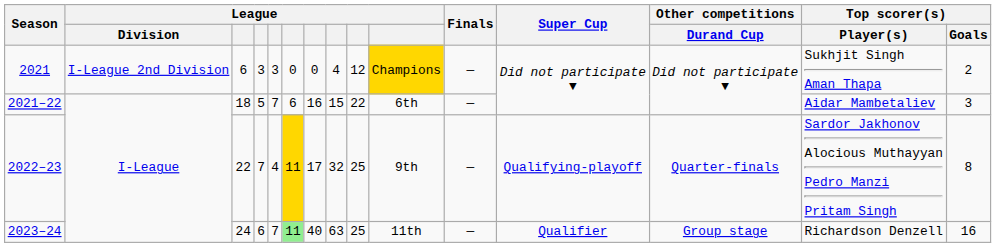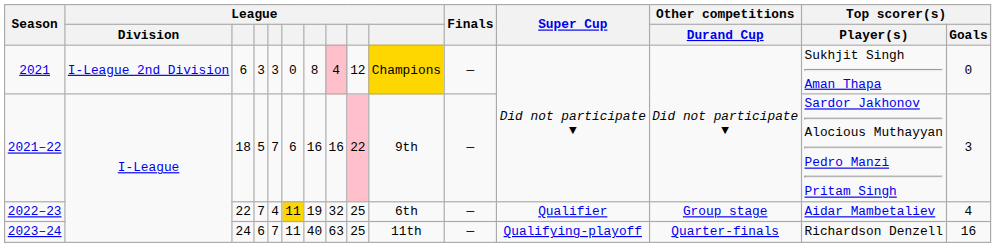(315, 70) 0 -> (315, 70) 8
(336, 70) no background -> (336, 70) pink background
(968, 70) 2 -> (968, 70) 0
(336, 104) 15 -> (336, 148) 16
(358, 104) no background -> (358, 148) pink background
(406, 104) 6th -> (406, 148) 9th
(870, 104) Aidar Mambetaliev -> (874, 148) Sardor Jakhonov Alocious Muthayyan Pedro Manzi Pritam Singh
(315, 168) 17 -> (315, 212) 19
(406, 168) 9th -> (406, 212) 6th
(573, 168) Qualifying-playoff -> (573, 212) Qualifier
(725, 168) Quarter-finals -> (725, 212) Group stage
(874, 168) Sardor Jakhonov Alocious Muthayyan Pedro Manzi Pritam Singh -> (870, 212) Aidar Mambetaliev
(968, 168) 8 -> (968, 212) 4
(293, 232) lightgreen background -> (293, 232) no background
(573, 232) Qualifier -> (573, 232) Qualifying-playoff
(725, 232) Group stage -> (725, 232) Quarter-finals
